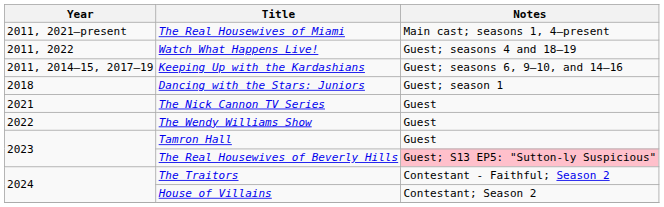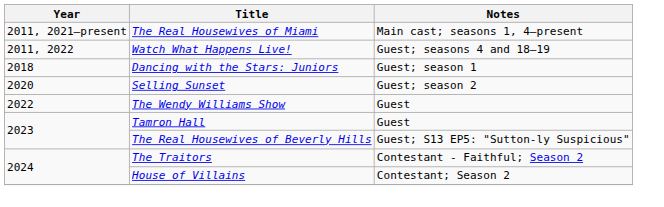- row: (262, 67)
+ row: (179, 85)
- row: (242, 103)
(530, 158) pink background -> (503, 139) no background
